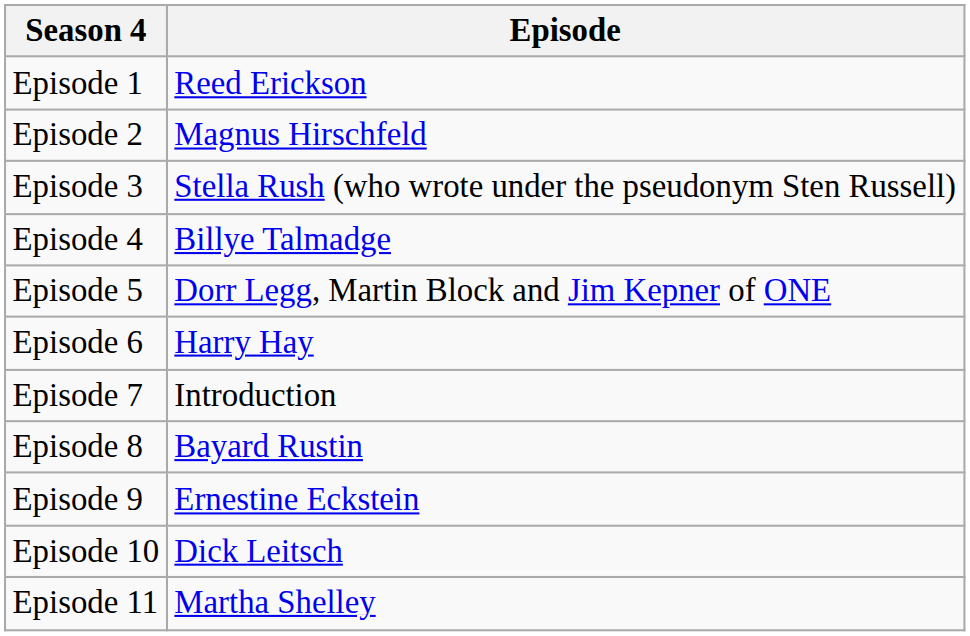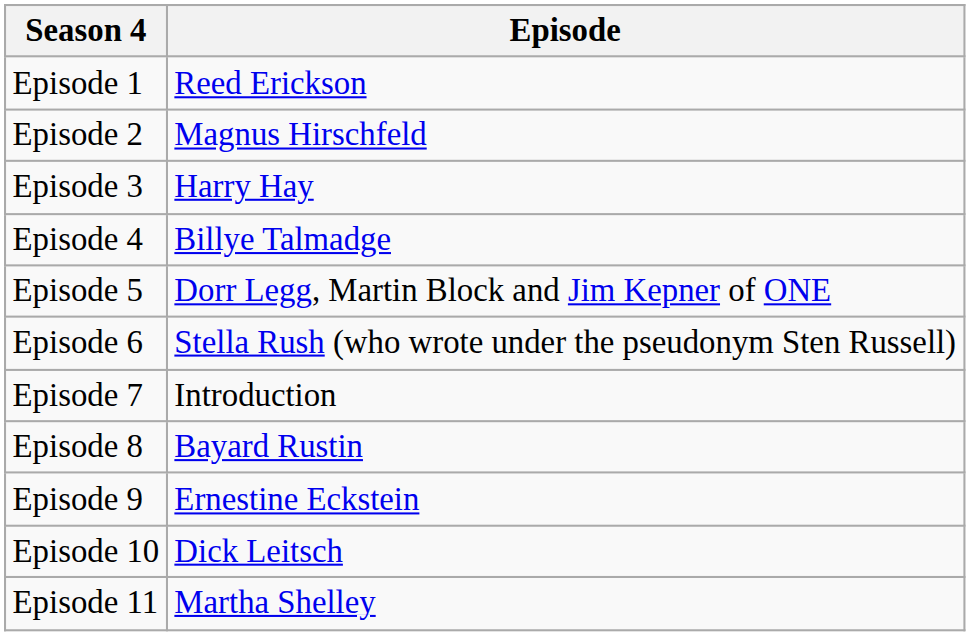(565, 186) Stella Rush (who wrote under the pseudonym Sten Russell) -> (244, 186) Harry Hay
(244, 342) Harry Hay -> (565, 342) Stella Rush (who wrote under the pseudonym Sten Russell)
